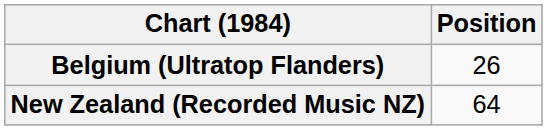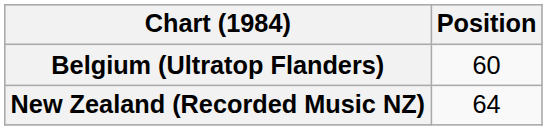(487, 64) 26 -> (487, 64) 60
